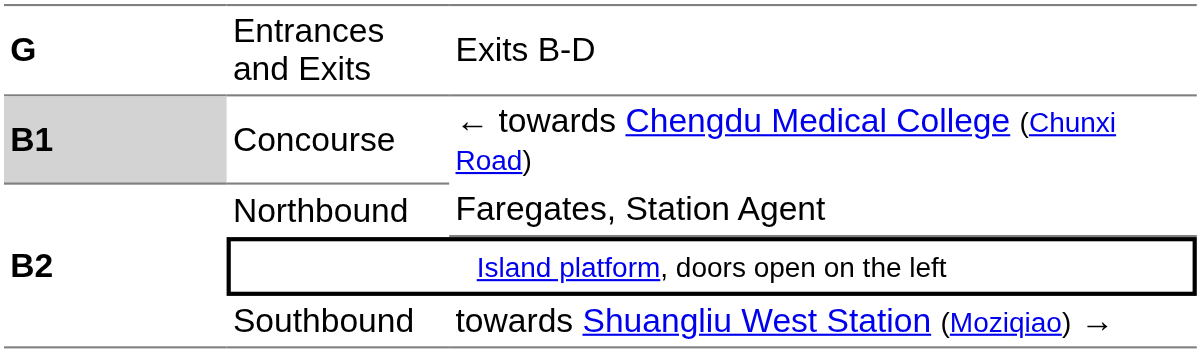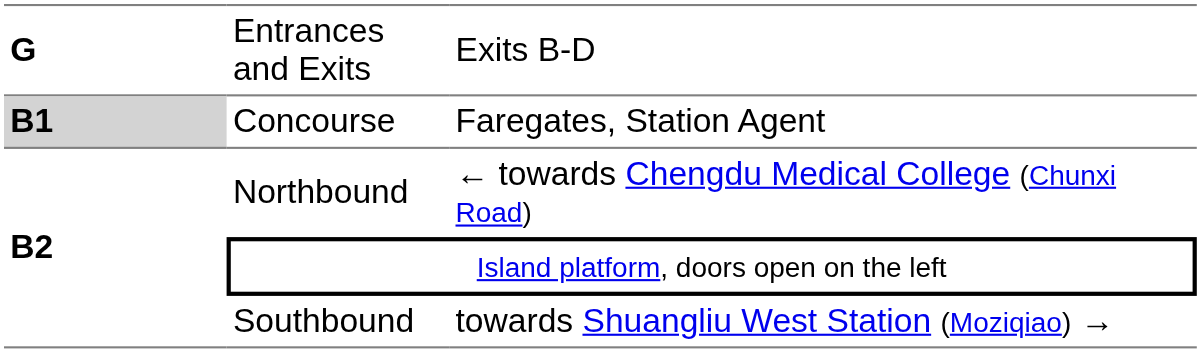(786, 139) ← towards Chengdu Medical College (Chunxi Road) -> (640, 121) Faregates, Station Agent
(640, 209) Faregates, Station Agent -> (786, 192) ← towards Chengdu Medical College (Chunxi Road)
